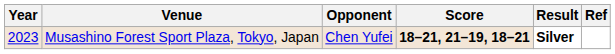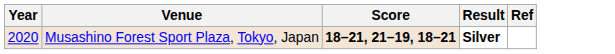- column: (359, 16)
(23, 38) 2023 -> (23, 38) 2020
